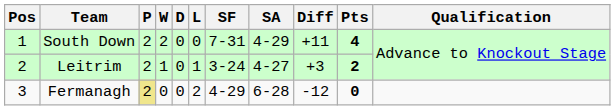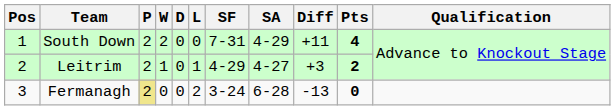(227, 67) 3-24 -> (227, 67) 4-29
(227, 92) 4-29 -> (227, 92) 3-24
(315, 92) -12 -> (315, 92) -13
